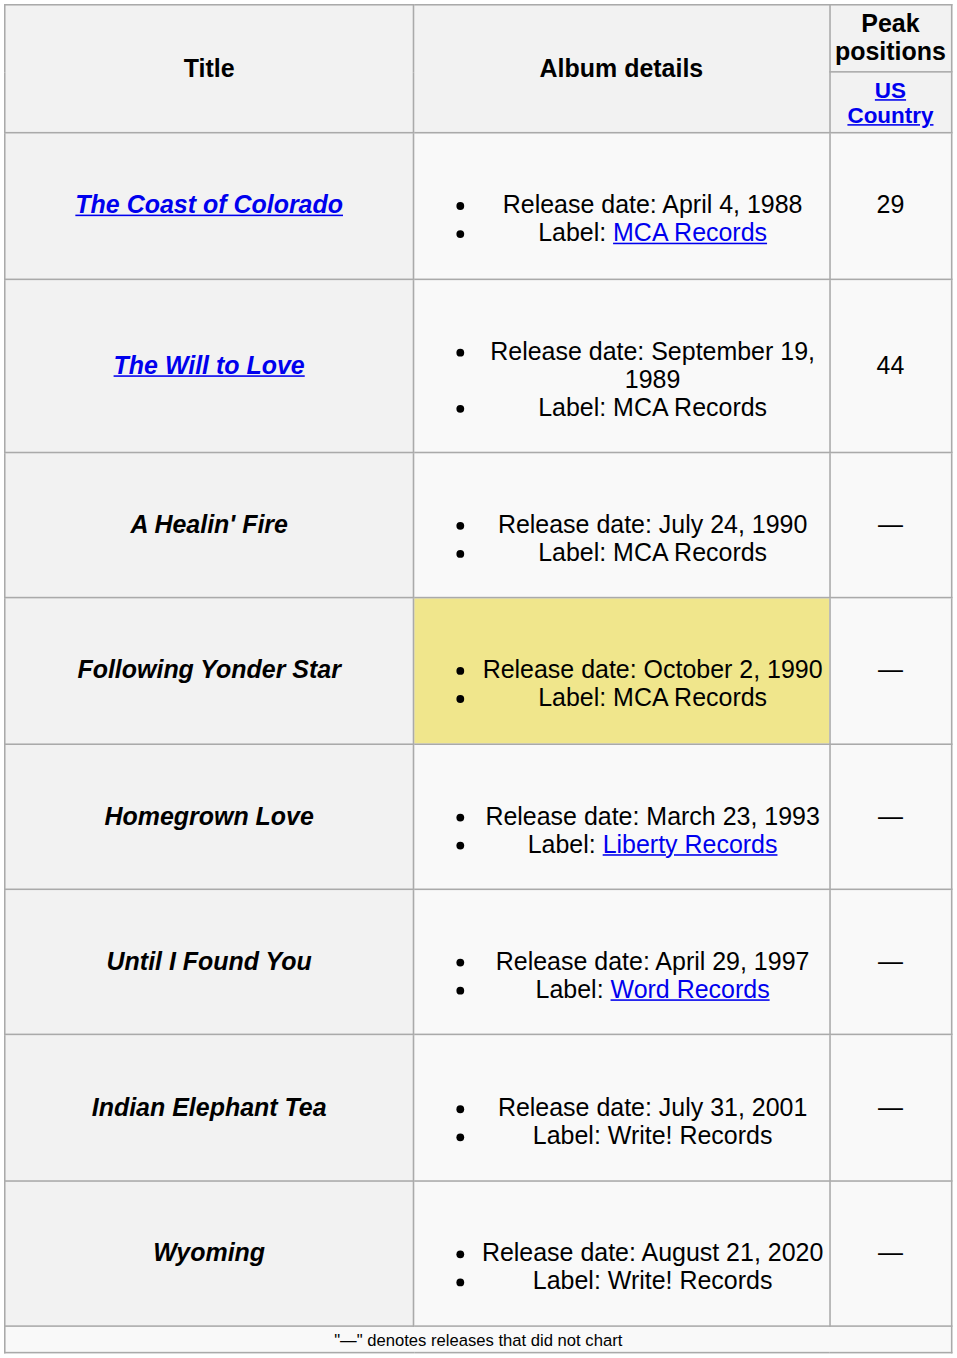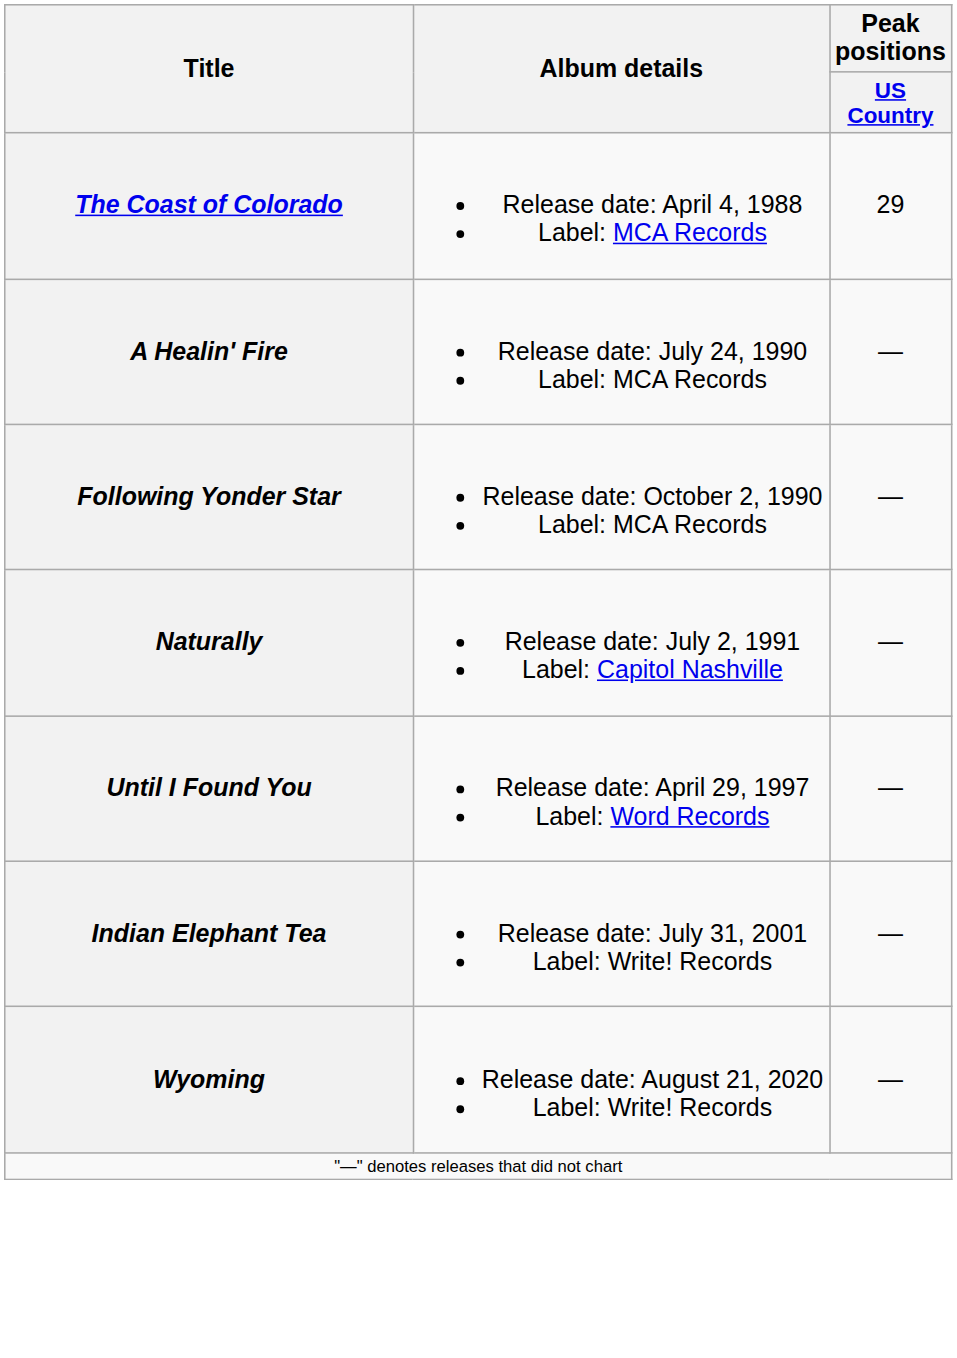- row: (209, 365)
(621, 685) khaki background -> (621, 511) no background
+ row: (209, 642)
- row: (209, 816)
